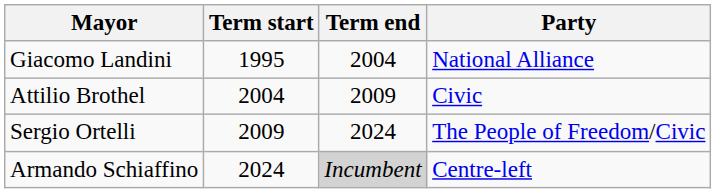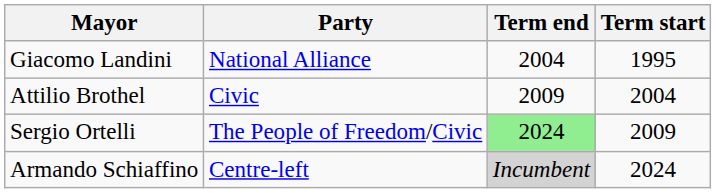columns swapped: (261, 22) <-> (569, 22)
(373, 132) no background -> (541, 132) lightgreen background
